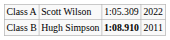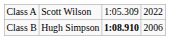(153, 27) 2011 -> (153, 27) 2006
